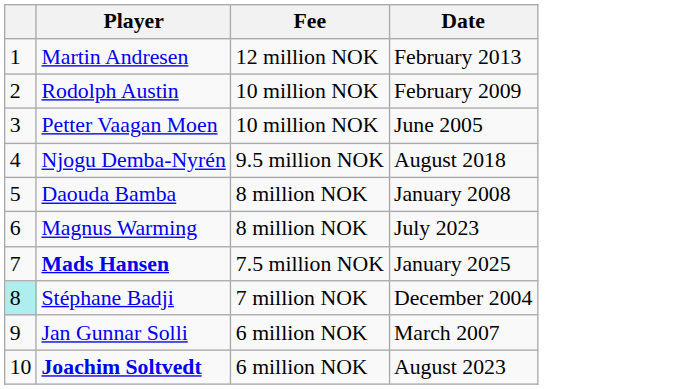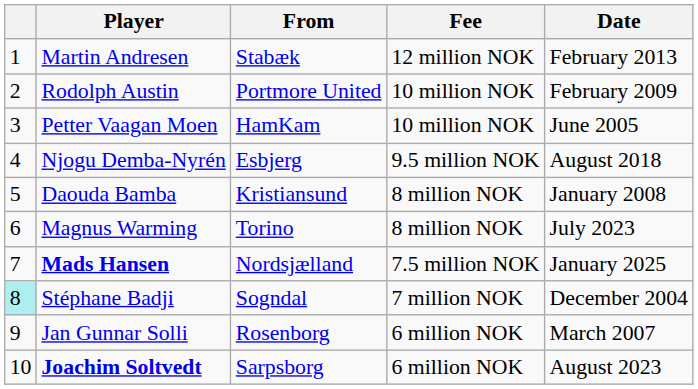+ column: (309, 21)
